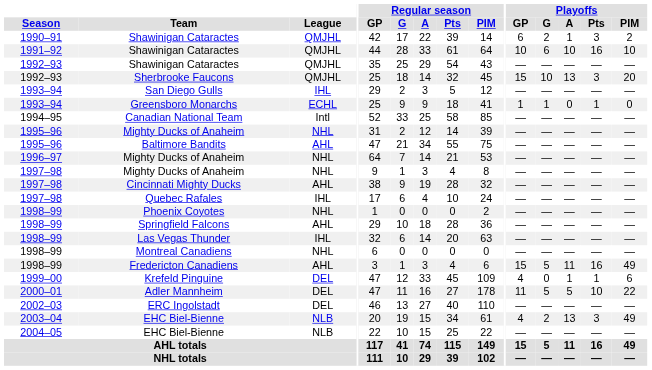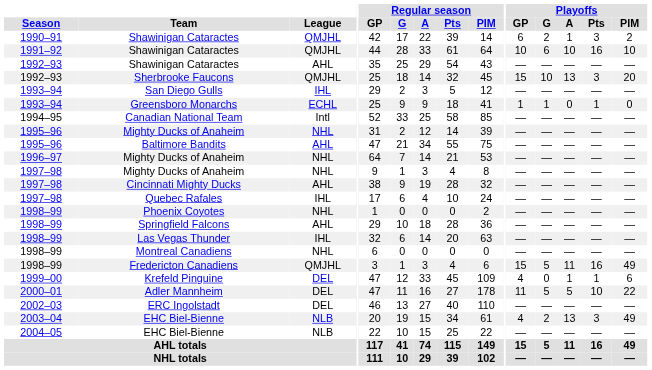(323, 64) QMJHL -> (323, 64) AHL
(323, 265) AHL -> (323, 265) QMJHL
